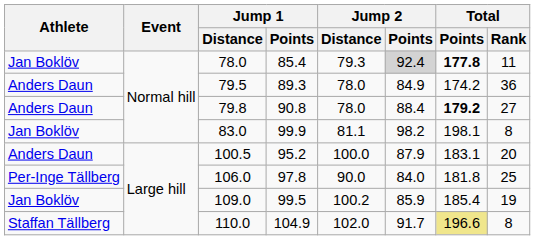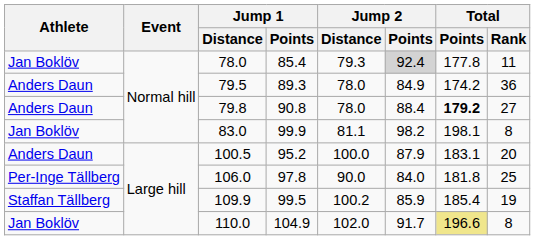(462, 62) bold -> (462, 62) normal
(43, 200) Jan Boklöv -> (59, 200) Staffan Tällberg
(233, 200) 109.0 -> (233, 200) 109.9
(59, 223) Staffan Tällberg -> (43, 223) Jan Boklöv
